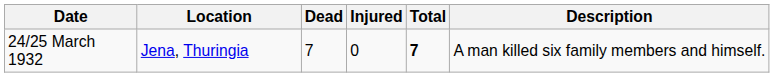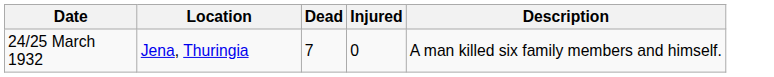- column: (428, 16)
